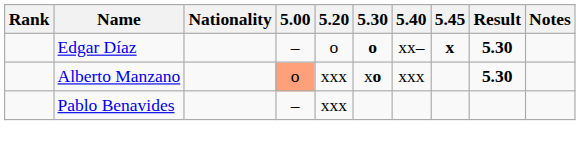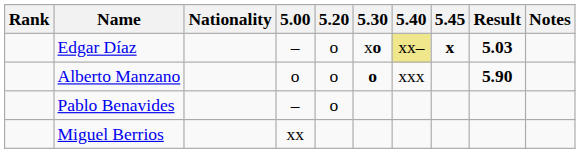(373, 47) o -> (373, 47) xo
(411, 47) no background -> (411, 47) khaki background
(497, 47) 5.30 -> (497, 47) 5.03
(295, 76) lightsalmon background -> (295, 76) no background
(334, 76) xxx -> (334, 76) o
(373, 76) xo -> (373, 76) o
(497, 76) 5.30 -> (497, 76) 5.90
(334, 105) xxx -> (334, 105) o
+ row: (111, 134)
